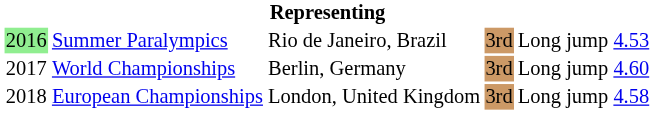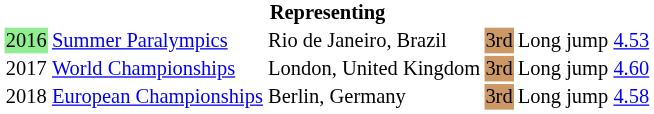(337, 68) Berlin, Germany -> (374, 68) London, United Kingdom
(374, 96) London, United Kingdom -> (337, 96) Berlin, Germany
